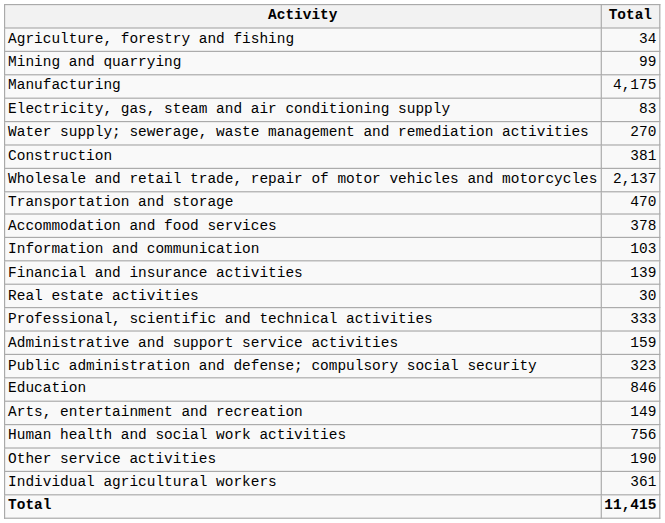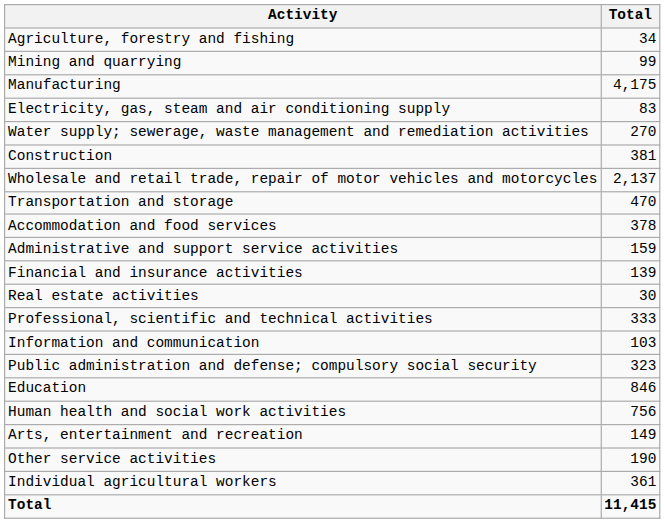rows swapped: (134, 250) <-> (203, 343)
rows swapped: (177, 436) <-> (155, 413)
